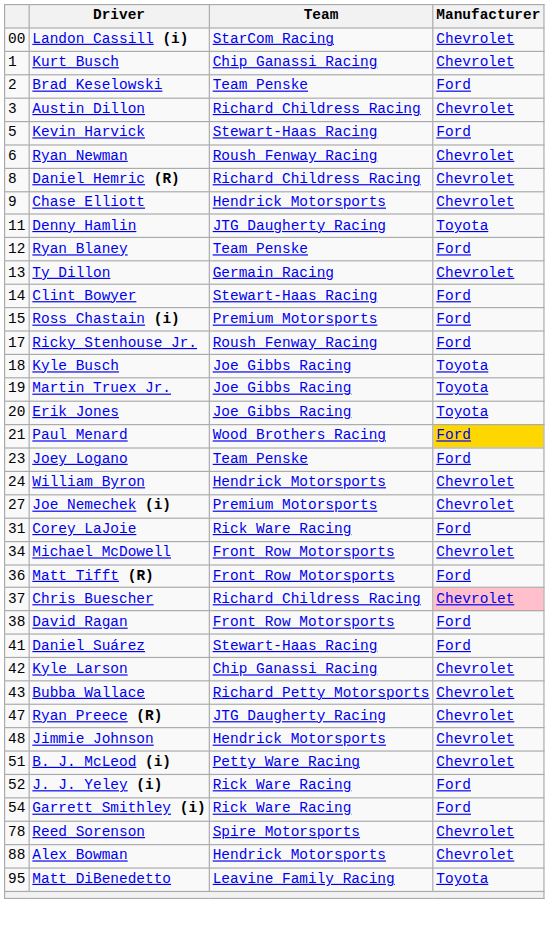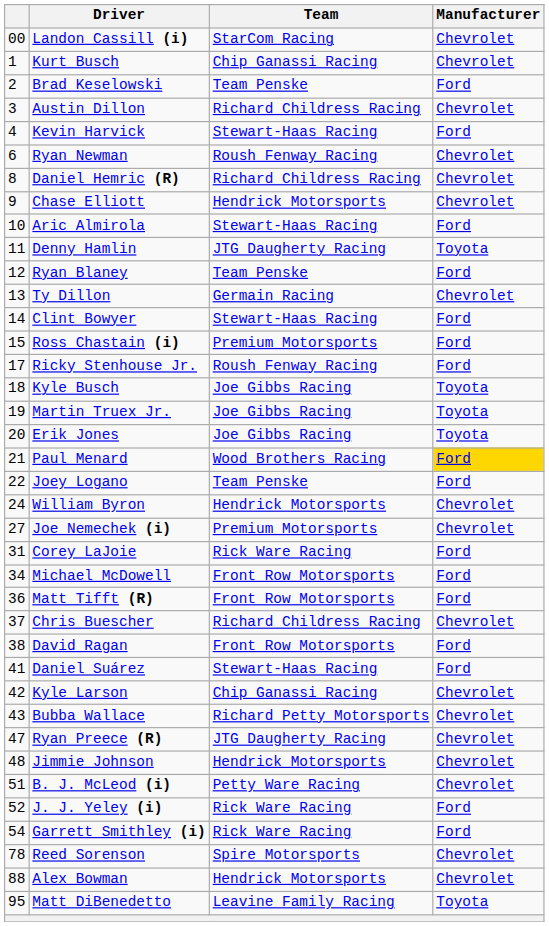(12, 133) 5 -> (12, 133) 4
+ row: (89, 227)
(17, 460) 23 -> (17, 483) 22
(475, 553) Chevrolet -> (454, 576) Ford
(475, 600) pink background -> (475, 623) no background
